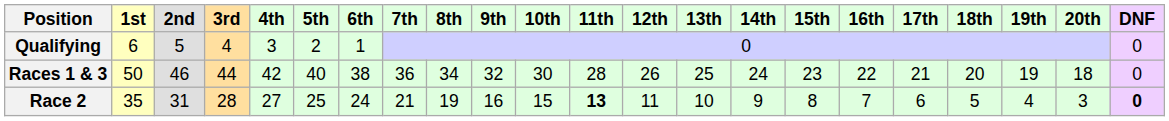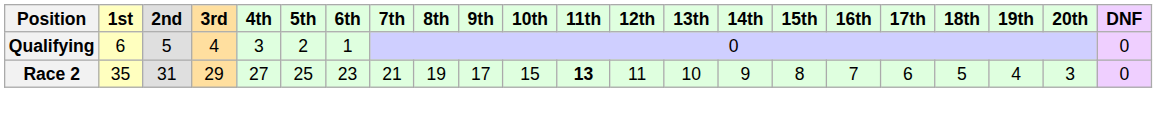- row: (58, 73)
(227, 101) 28 -> (214, 73) 29
(360, 101) 24 -> (348, 73) 23
(493, 101) 16 -> (481, 73) 17
(1137, 101) bold -> (1124, 73) normal
